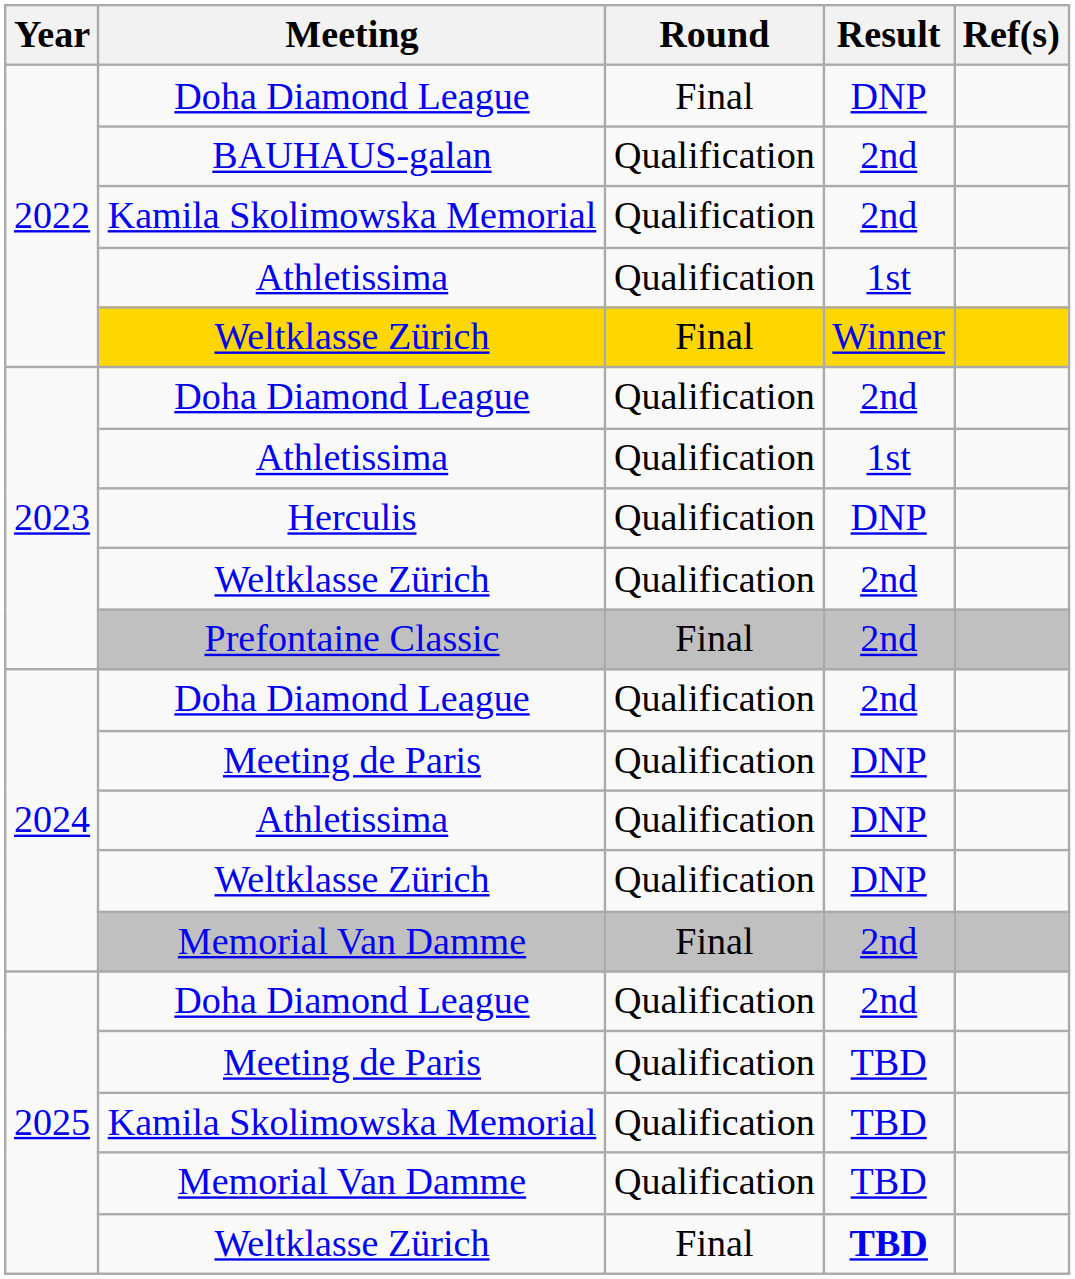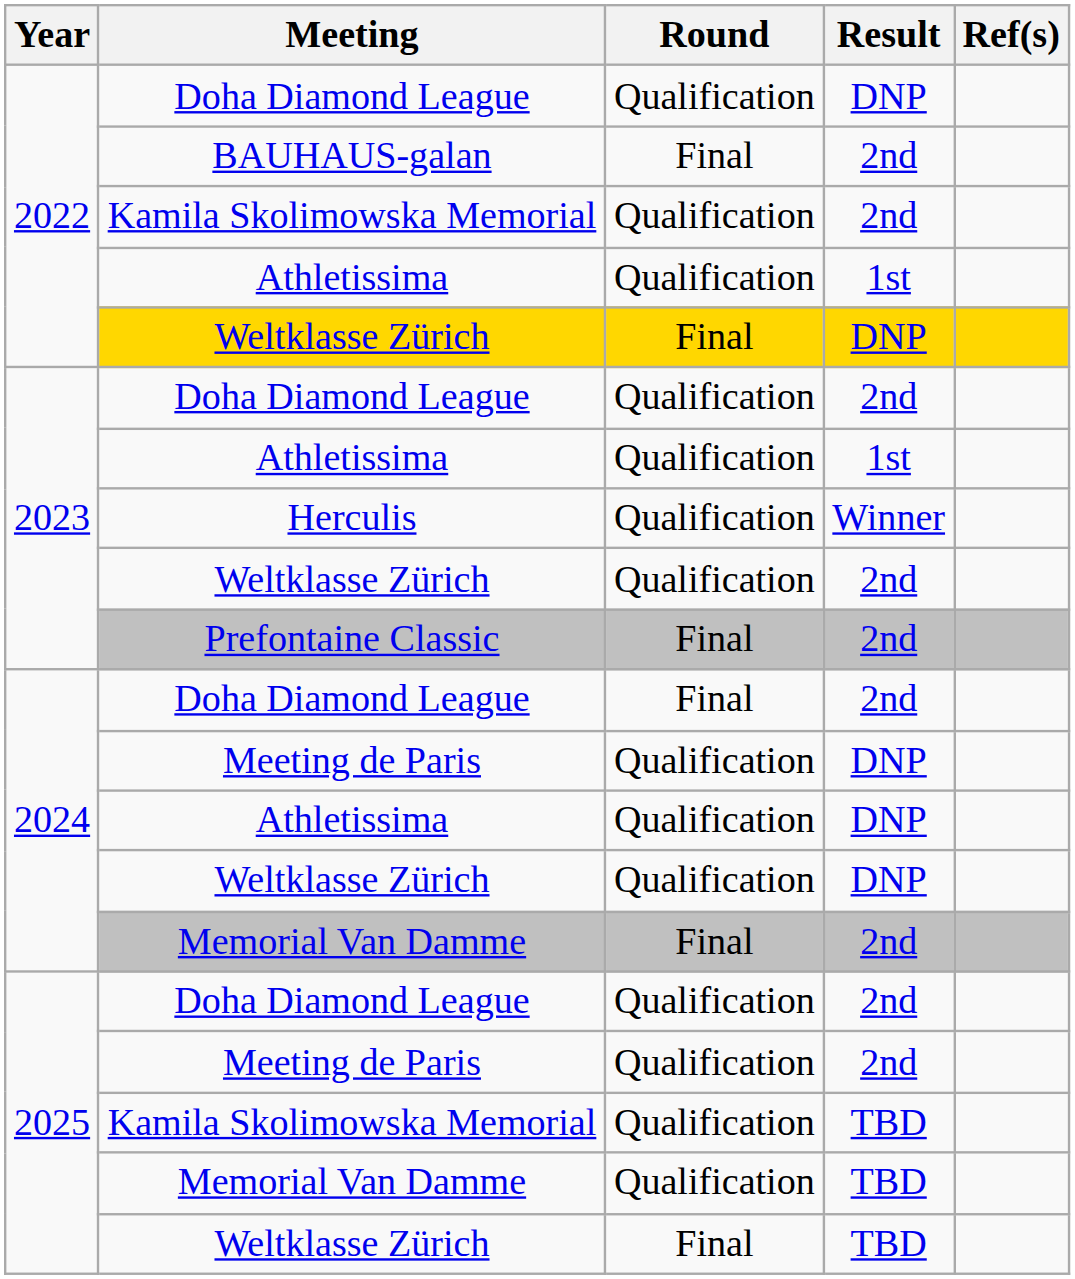(714, 95) Final -> (714, 95) Qualification
(714, 155) Qualification -> (714, 155) Final
(889, 336) Winner -> (889, 336) DNP
(889, 517) DNP -> (889, 517) Winner
(714, 699) Qualification -> (714, 699) Final
(889, 1061) TBD -> (889, 1061) 2nd
(889, 1242) bold -> (889, 1242) normal
